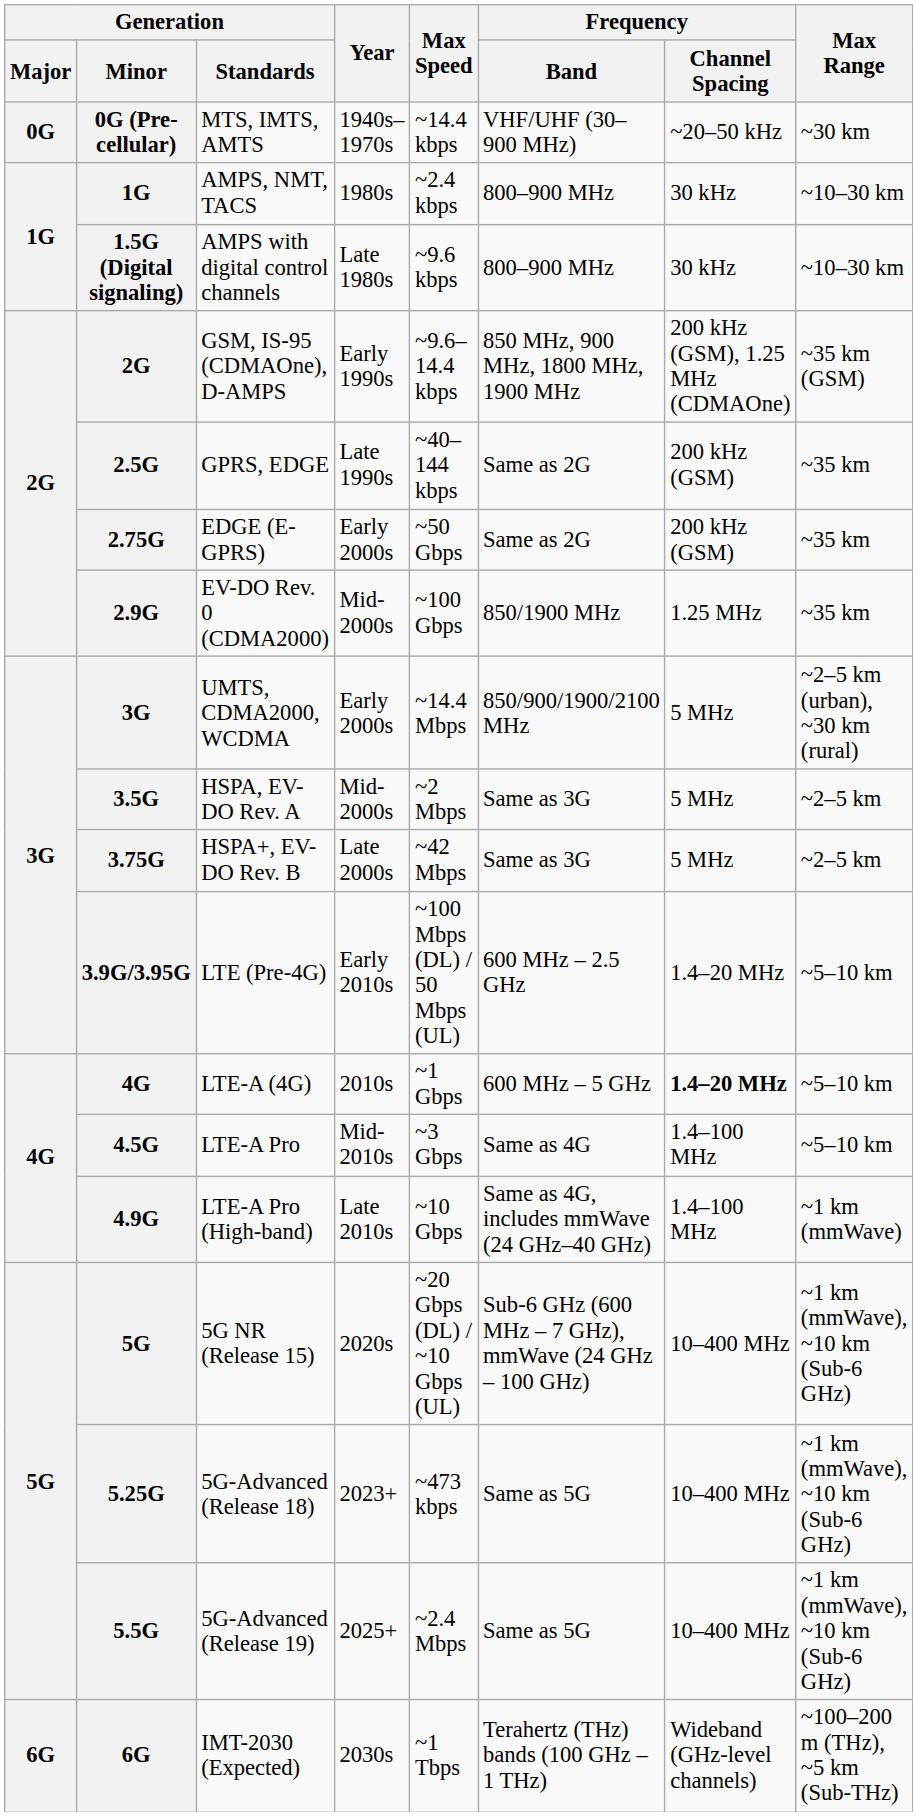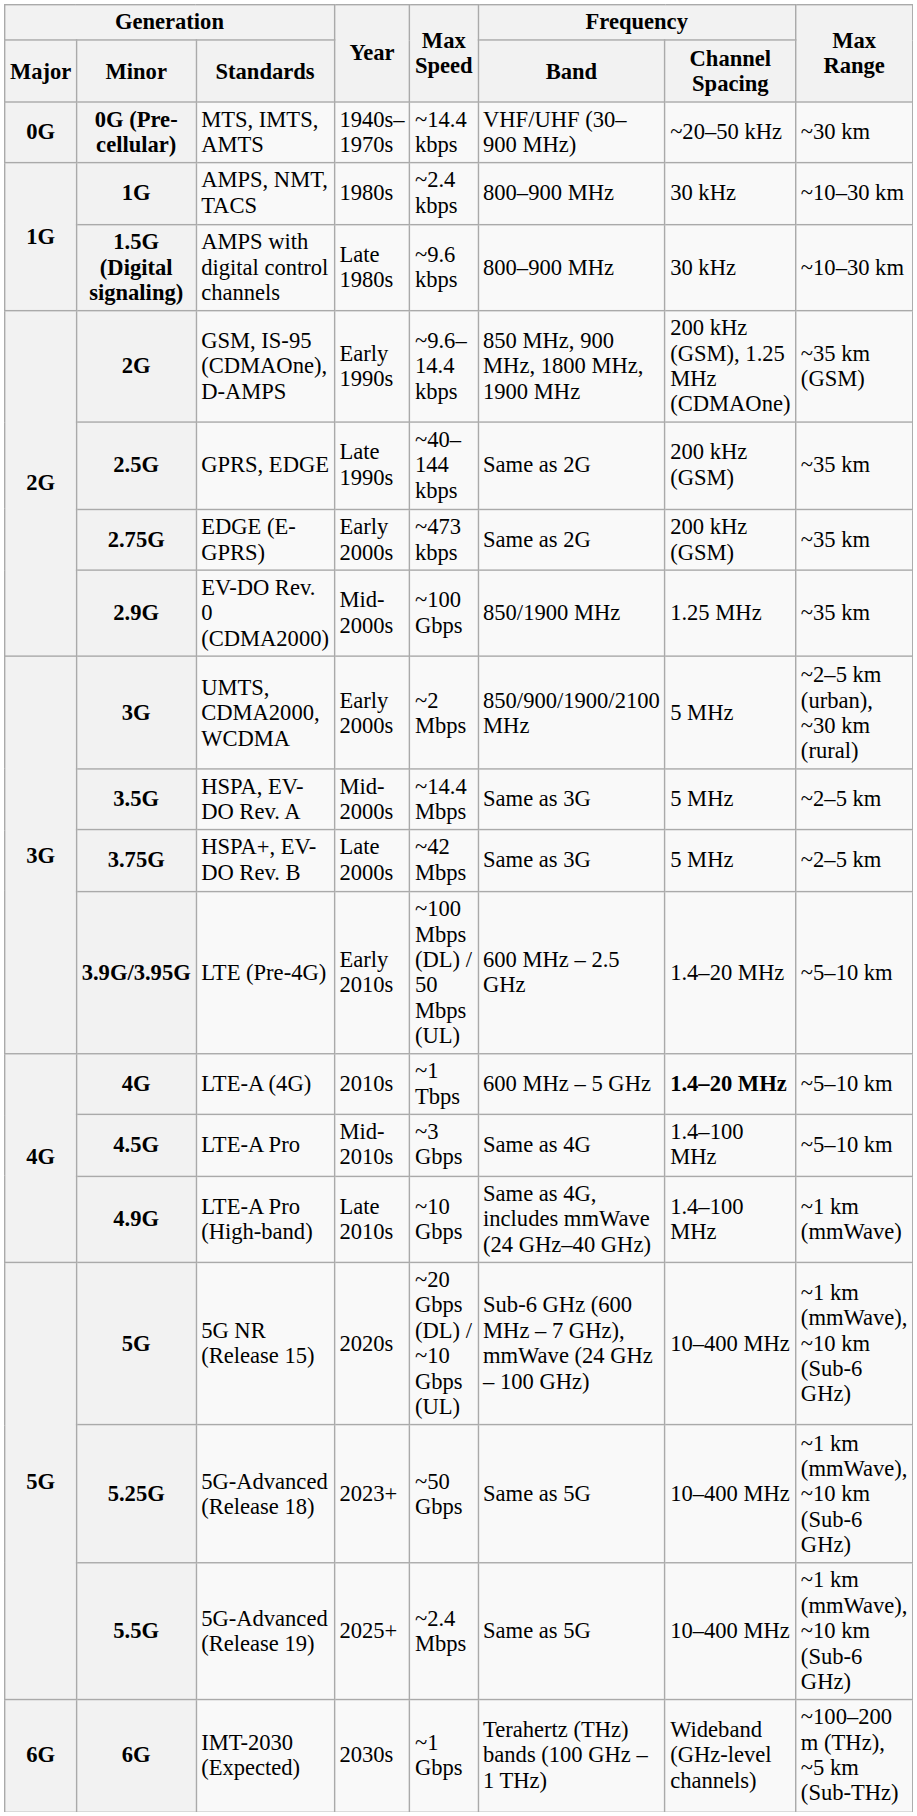(439, 539) ~50 Gbps -> (438, 539) ~473 kbps
(441, 712) ~14.4 Mbps -> (441, 712) ~2 Mbps
(441, 798) ~2 Mbps -> (441, 798) ~14.4 Mbps
(439, 1083) ~1 Gbps -> (438, 1083) ~1 Tbps
(438, 1493) ~473 kbps -> (439, 1493) ~50 Gbps
(438, 1755) ~1 Tbps -> (439, 1755) ~1 Gbps
